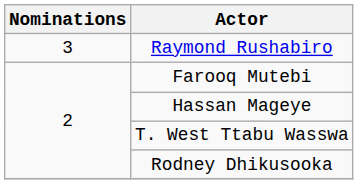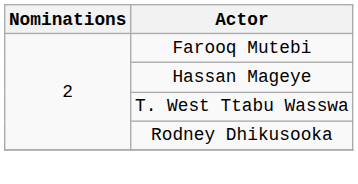- row: (242, 48)
